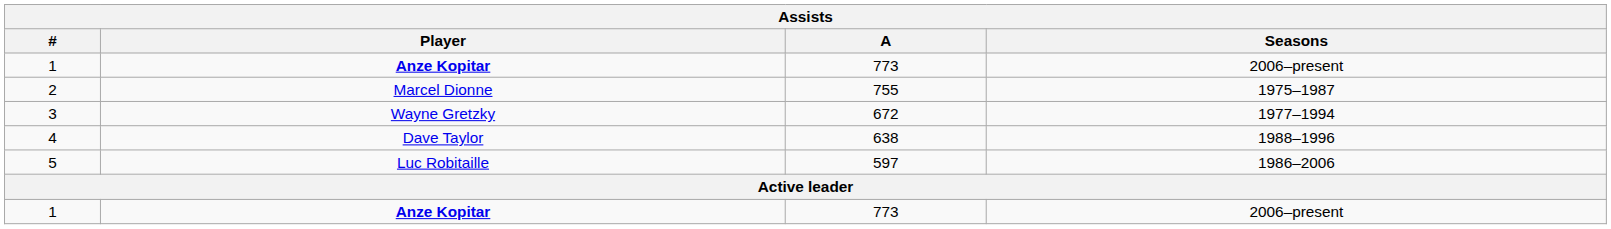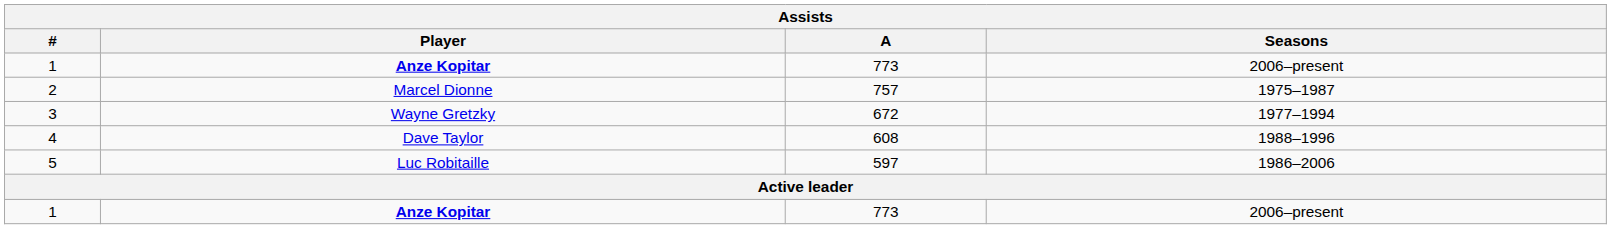(886, 90) 755 -> (886, 90) 757
(886, 138) 638 -> (886, 138) 608
